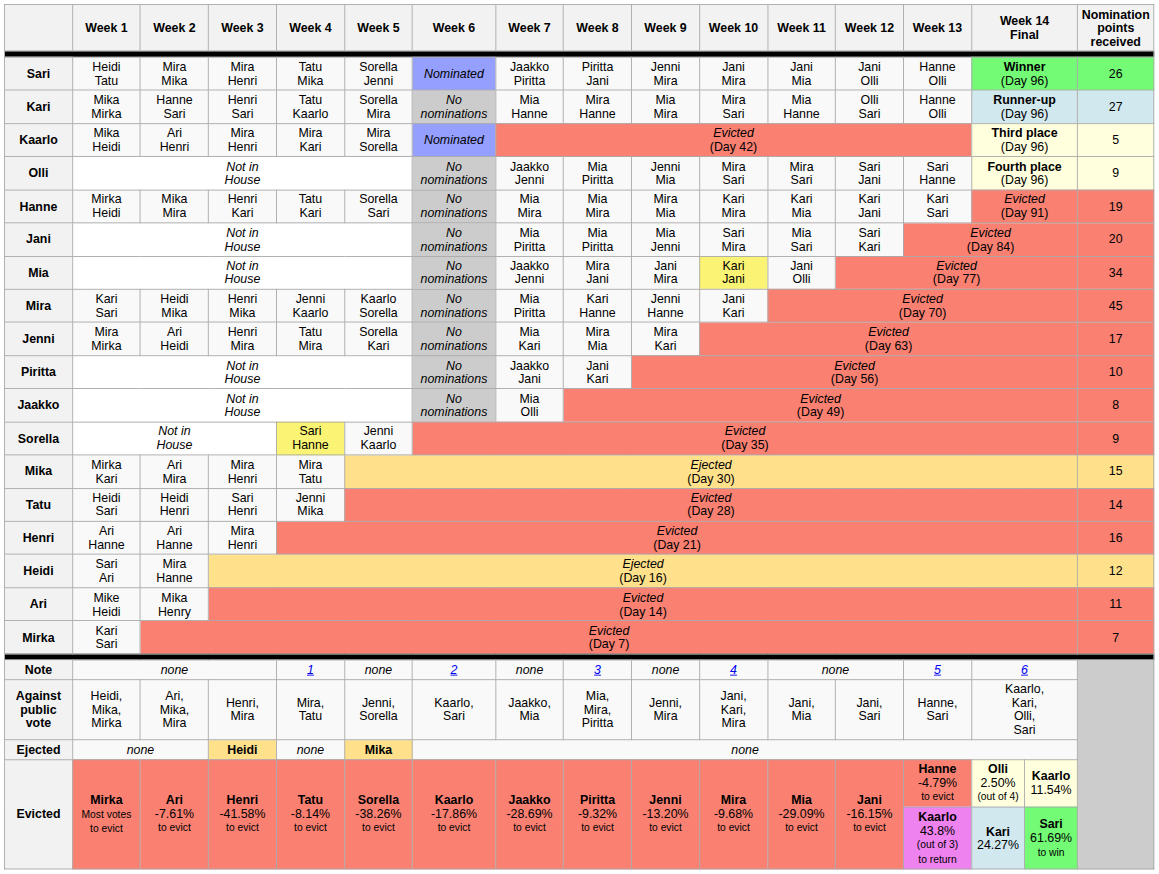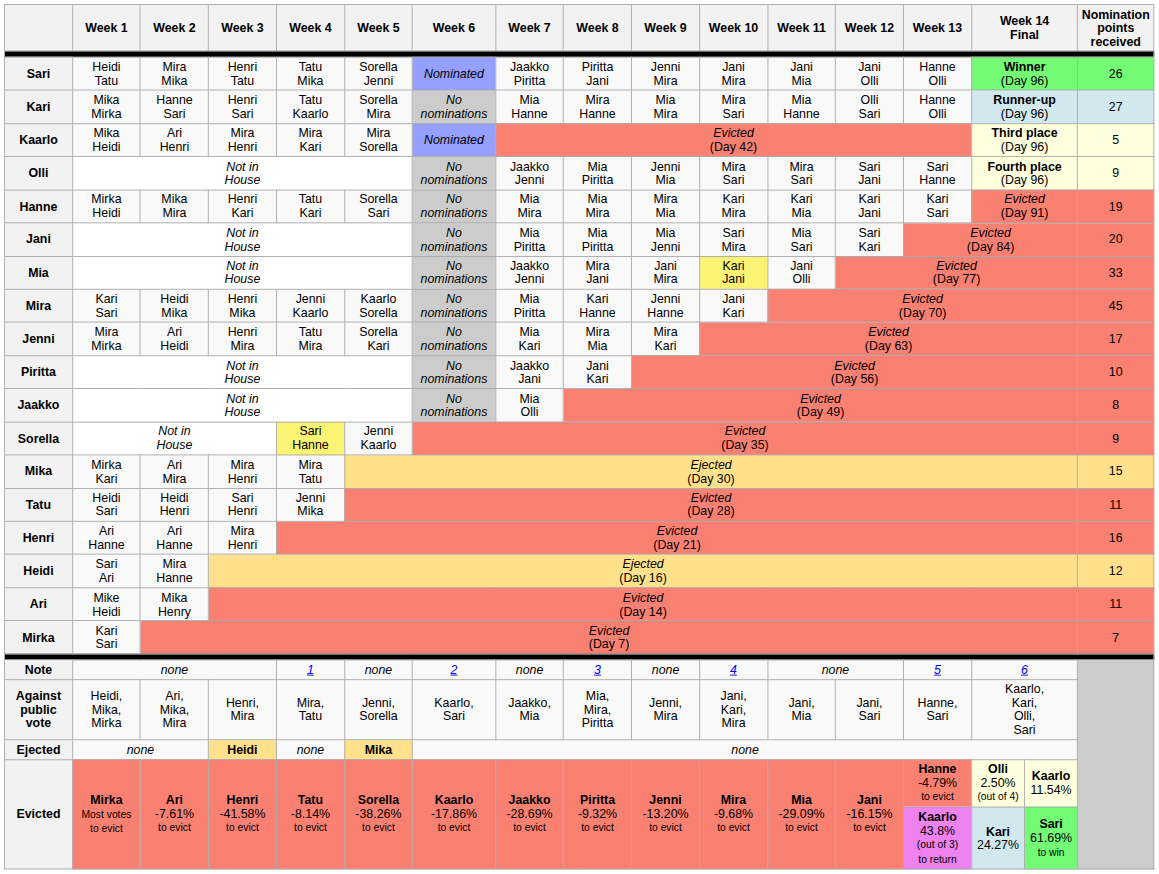(242, 73) Mira Henri -> (242, 73) Henri Tatu
(1116, 272) 34 -> (1116, 272) 33
(1116, 504) 14 -> (1116, 504) 11
